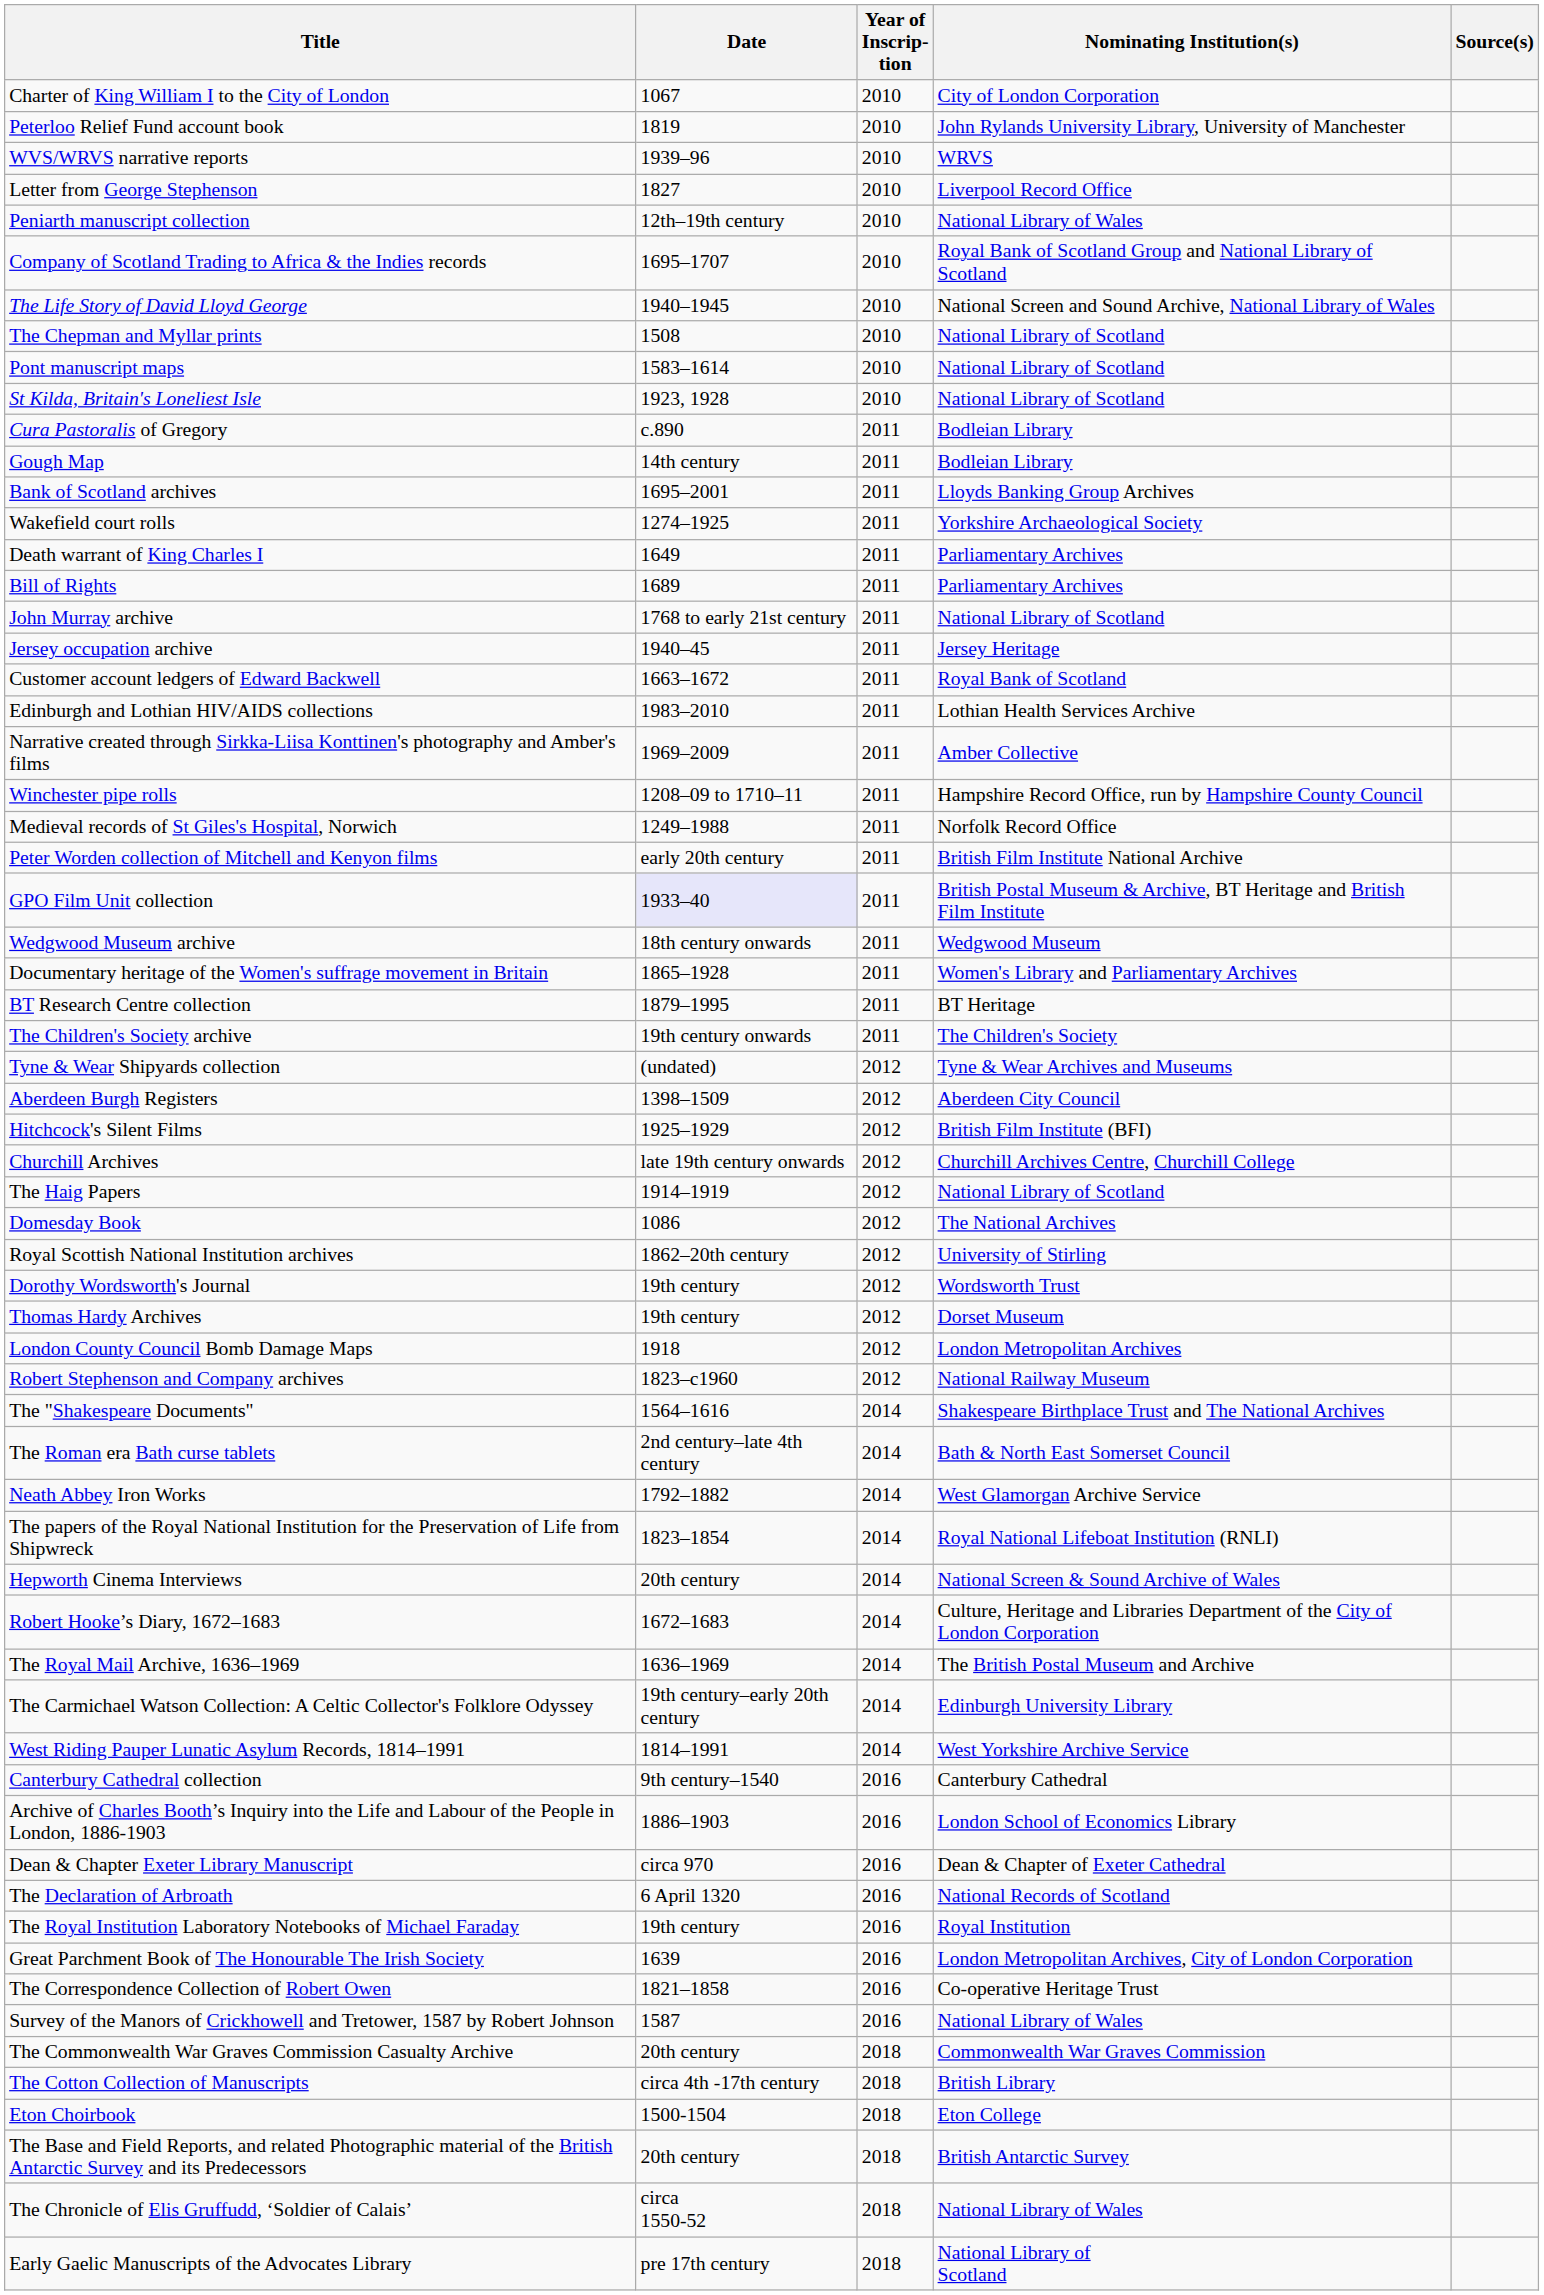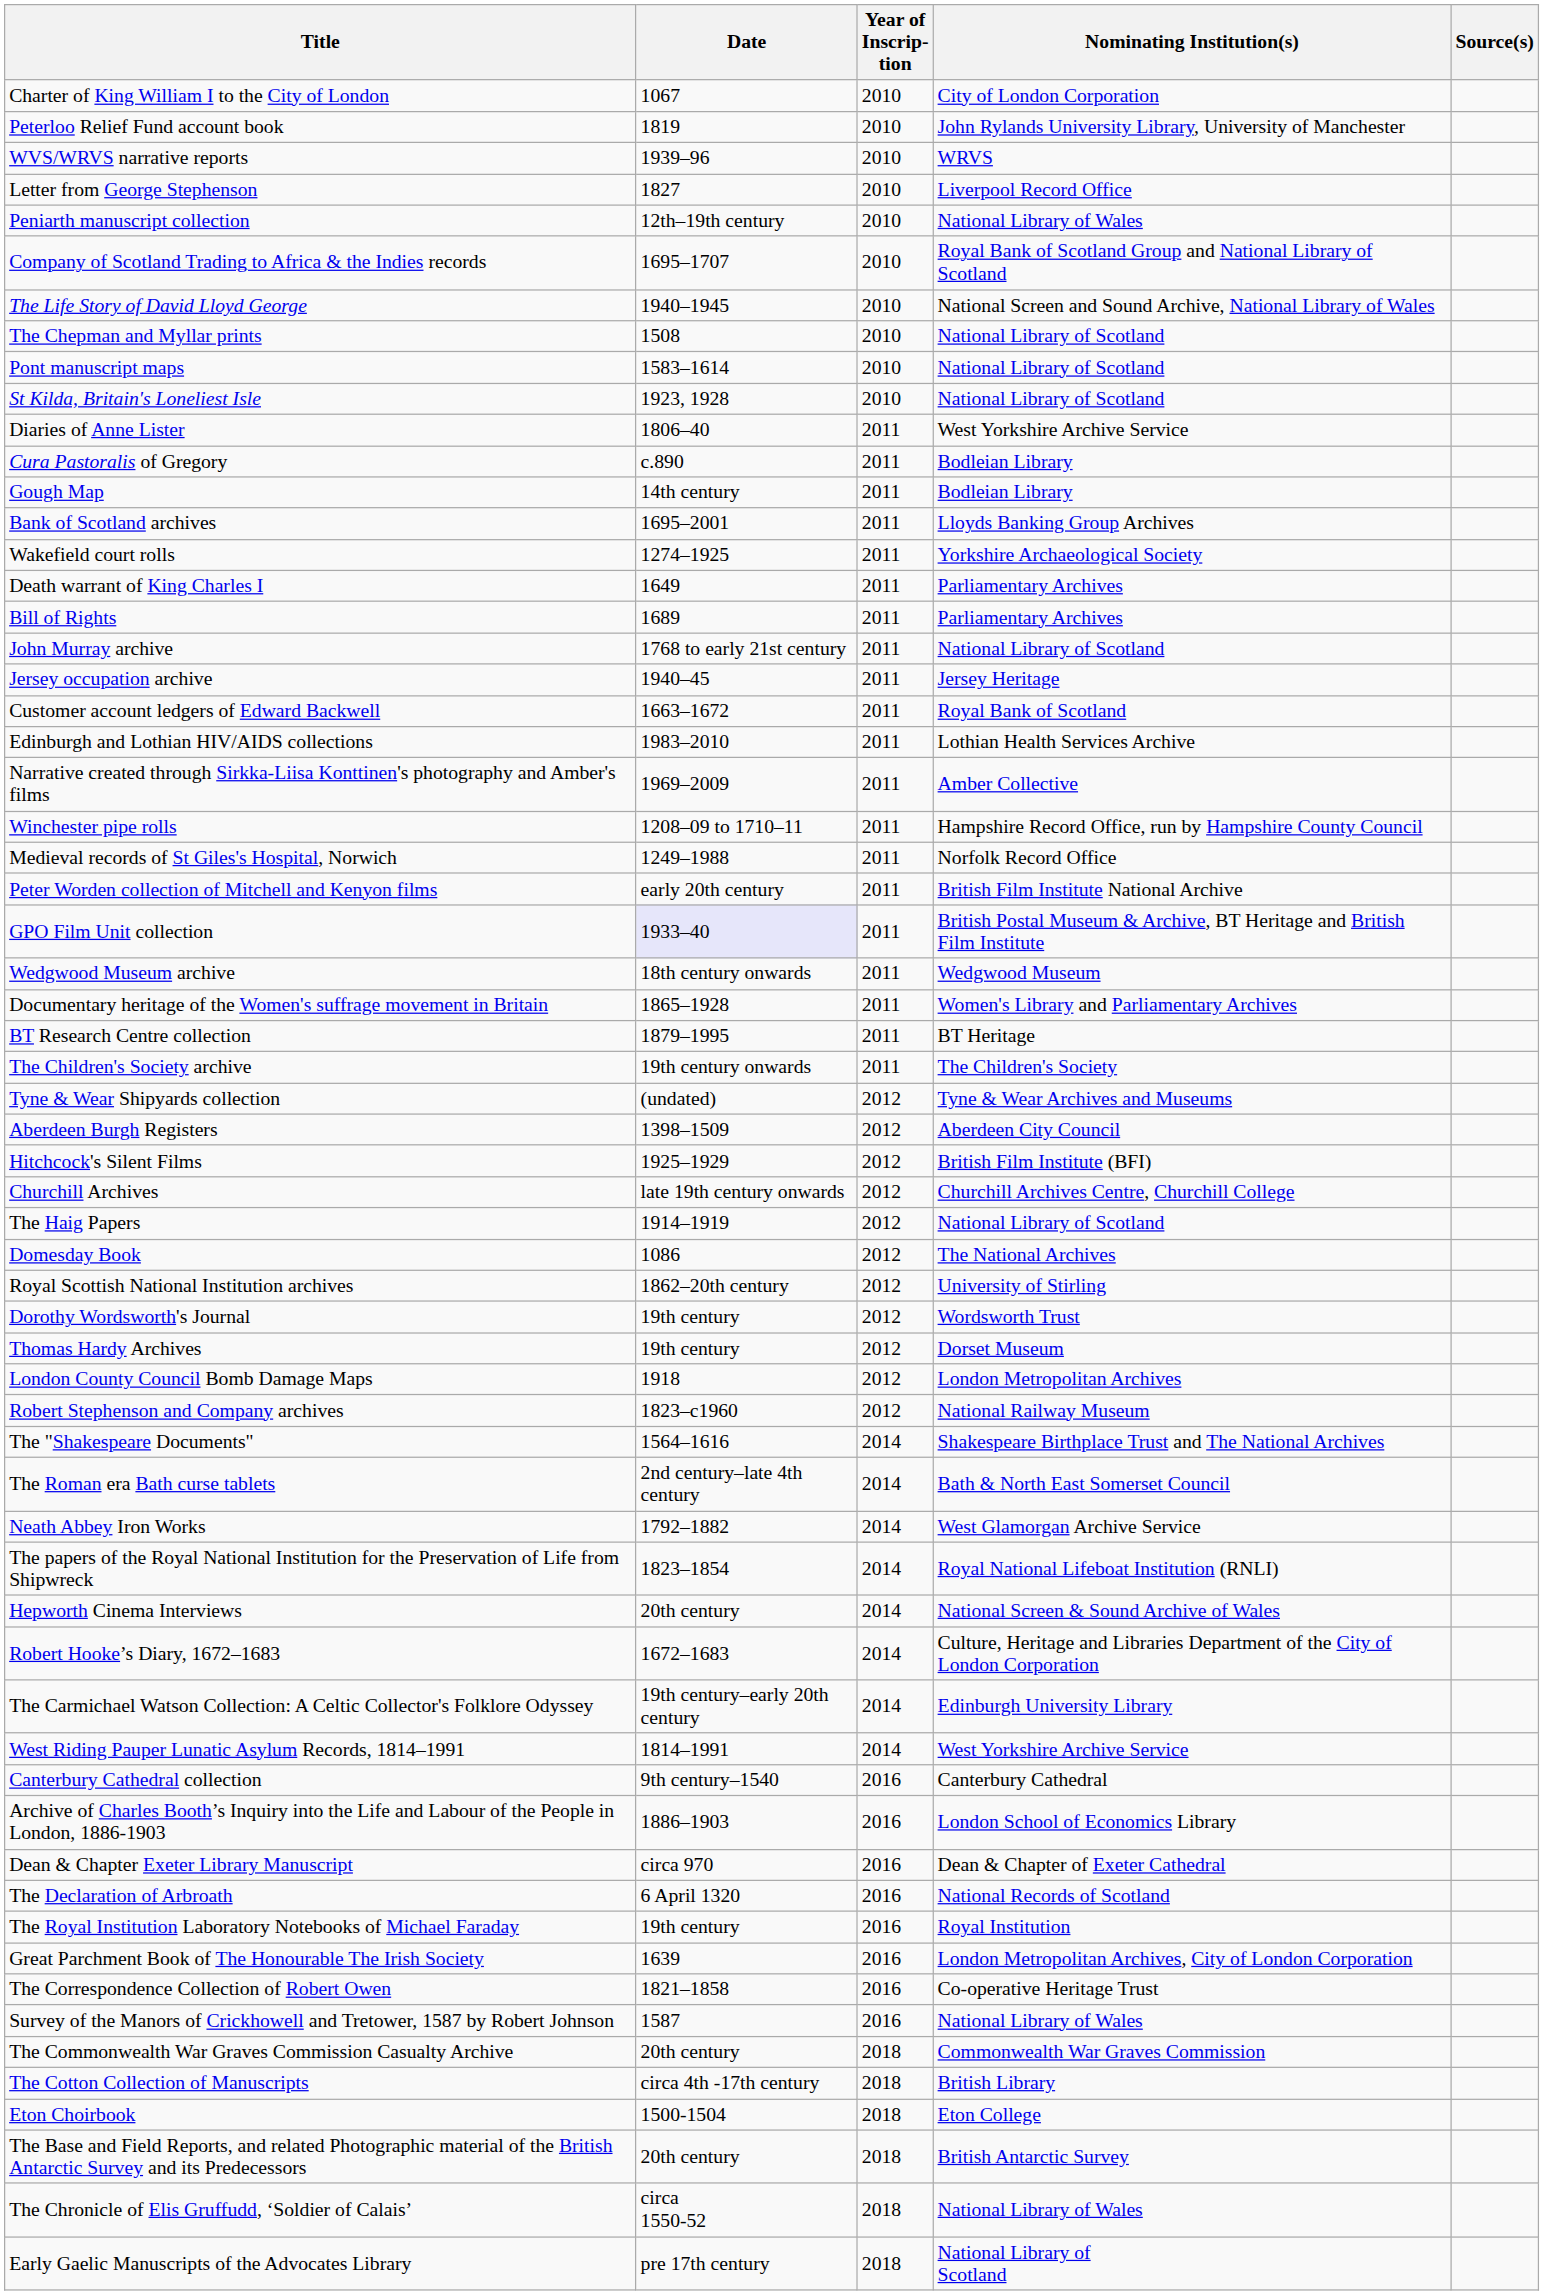+ row: (97, 429)
- row: (154, 1664)
